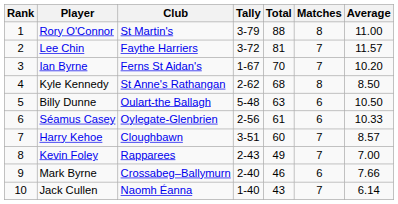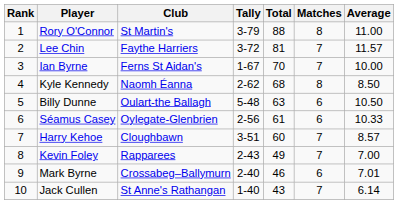(369, 66) 10.20 -> (369, 66) 10.00
(173, 84) St Anne's Rathangan -> (156, 84) Naomh Éanna
(369, 173) 7.66 -> (369, 173) 7.01
(156, 191) Naomh Éanna -> (173, 191) St Anne's Rathangan
